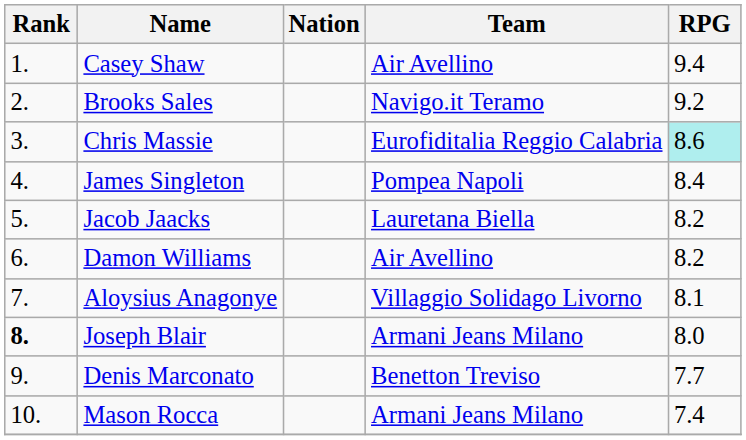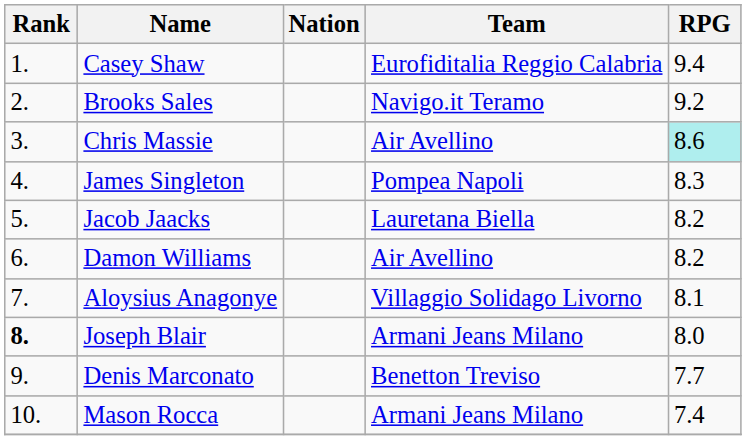(432, 63) Air Avellino -> (517, 63) Eurofiditalia Reggio Calabria
(517, 141) Eurofiditalia Reggio Calabria -> (432, 141) Air Avellino
(689, 180) 8.4 -> (689, 180) 8.3
